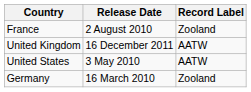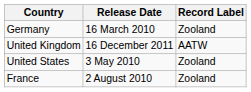rows swapped: (28, 78) <-> (23, 29)
(193, 62) AATW -> (197, 62) Zooland
